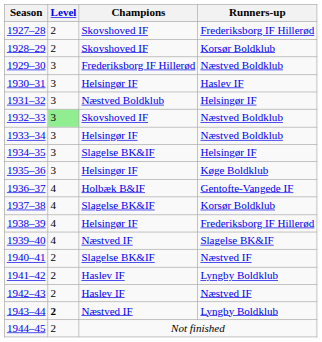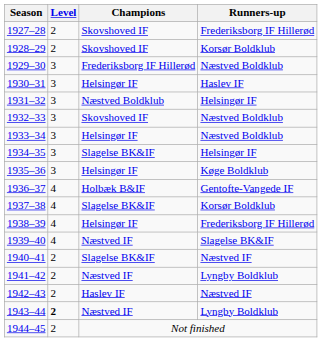(53, 118) lightgreen background -> (53, 118) no background
(103, 275) Haslev IF -> (107, 275) Næstved IF
